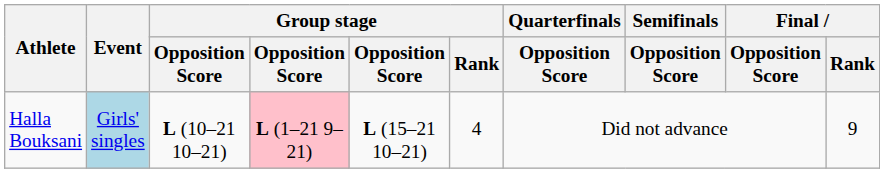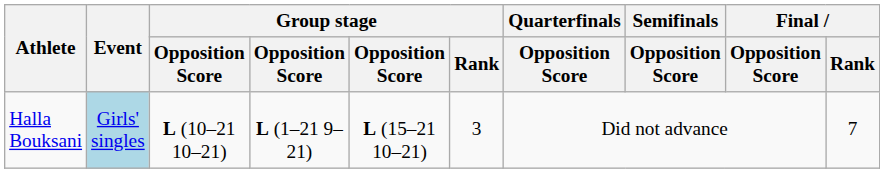(299, 141) pink background -> (299, 141) no background
(477, 130) 4 -> (477, 130) 3
(853, 130) 9 -> (853, 130) 7
